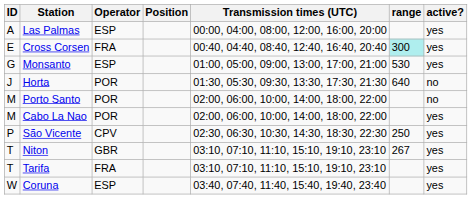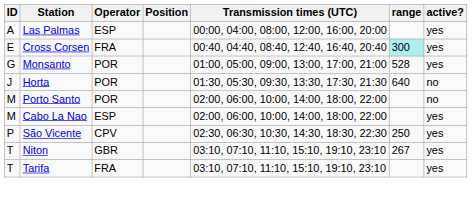(105, 64) ESP -> (106, 64) POR
(401, 64) 530 -> (401, 64) 528
(106, 116) POR -> (105, 116) ESP
- row: (41, 185)
